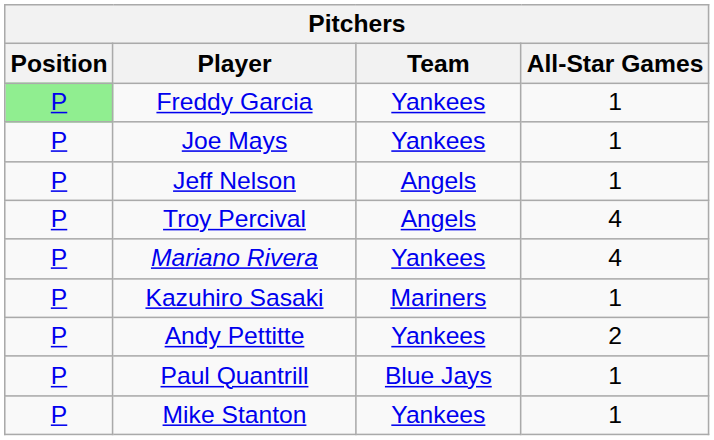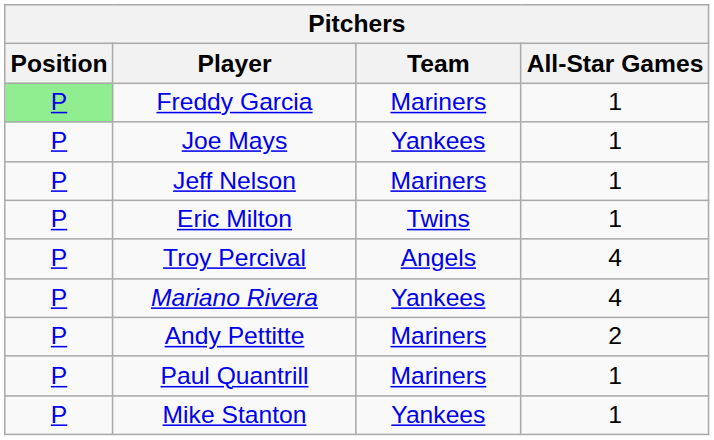(438, 102) Yankees -> (438, 102) Mariners
(438, 180) Angels -> (438, 180) Mariners
+ row: (234, 219)
- row: (234, 297)
(438, 336) Yankees -> (438, 336) Mariners
(438, 375) Blue Jays -> (438, 375) Mariners
